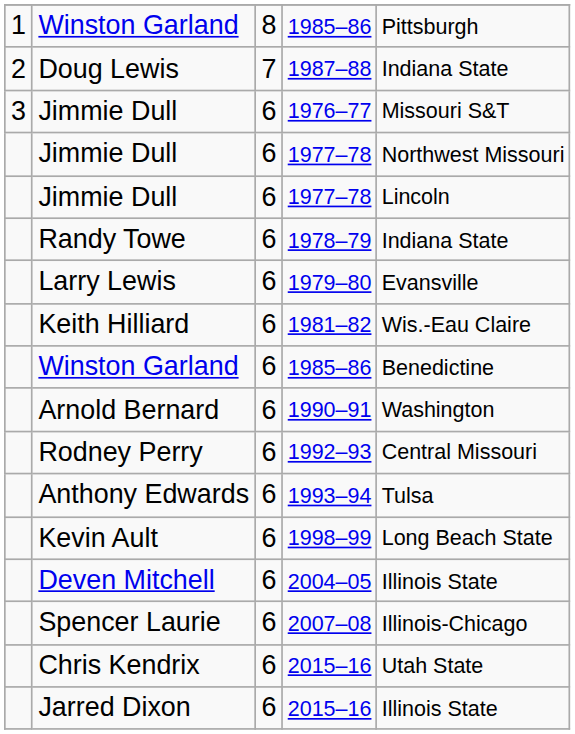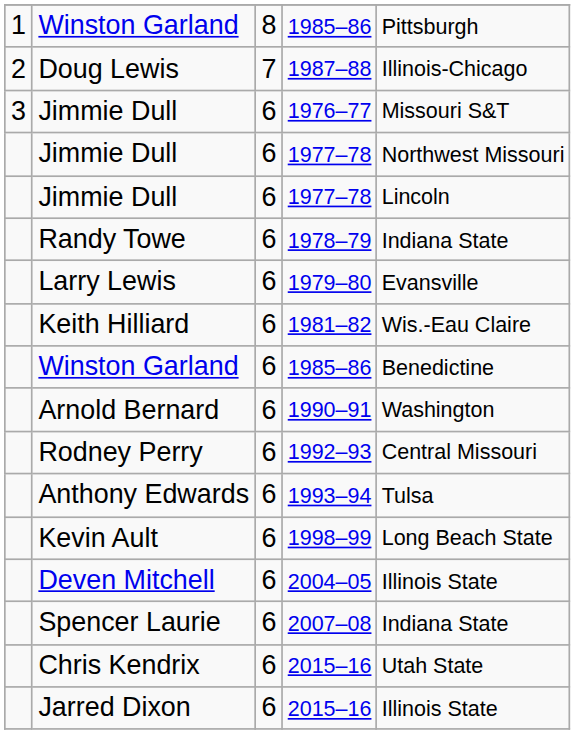(445, 69) Indiana State -> (455, 69) Illinois-Chicago
(455, 623) Illinois-Chicago -> (445, 623) Indiana State
